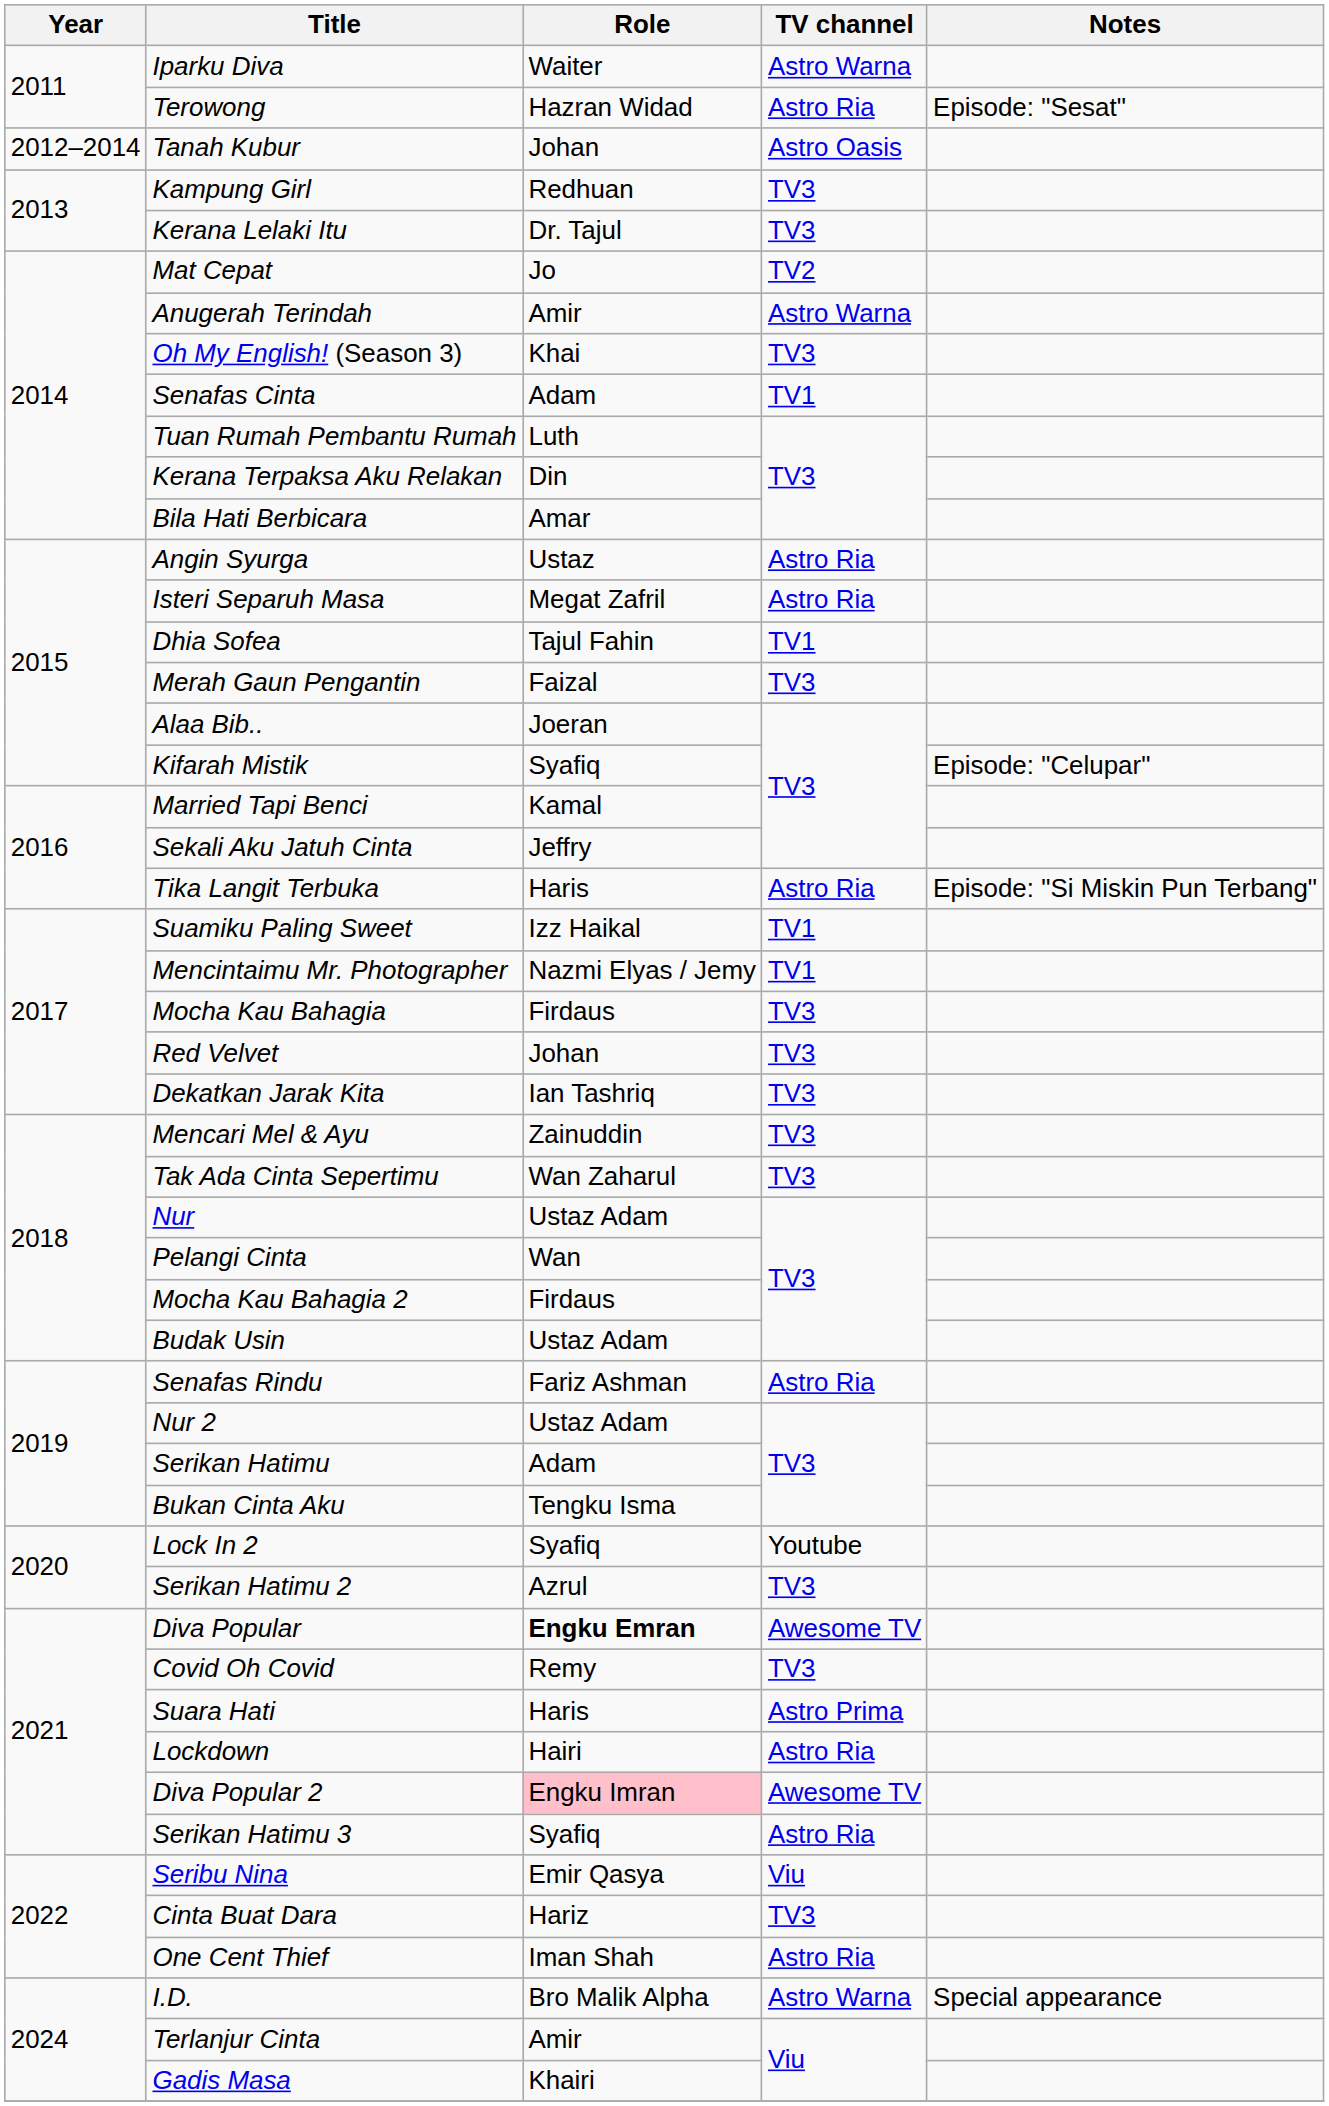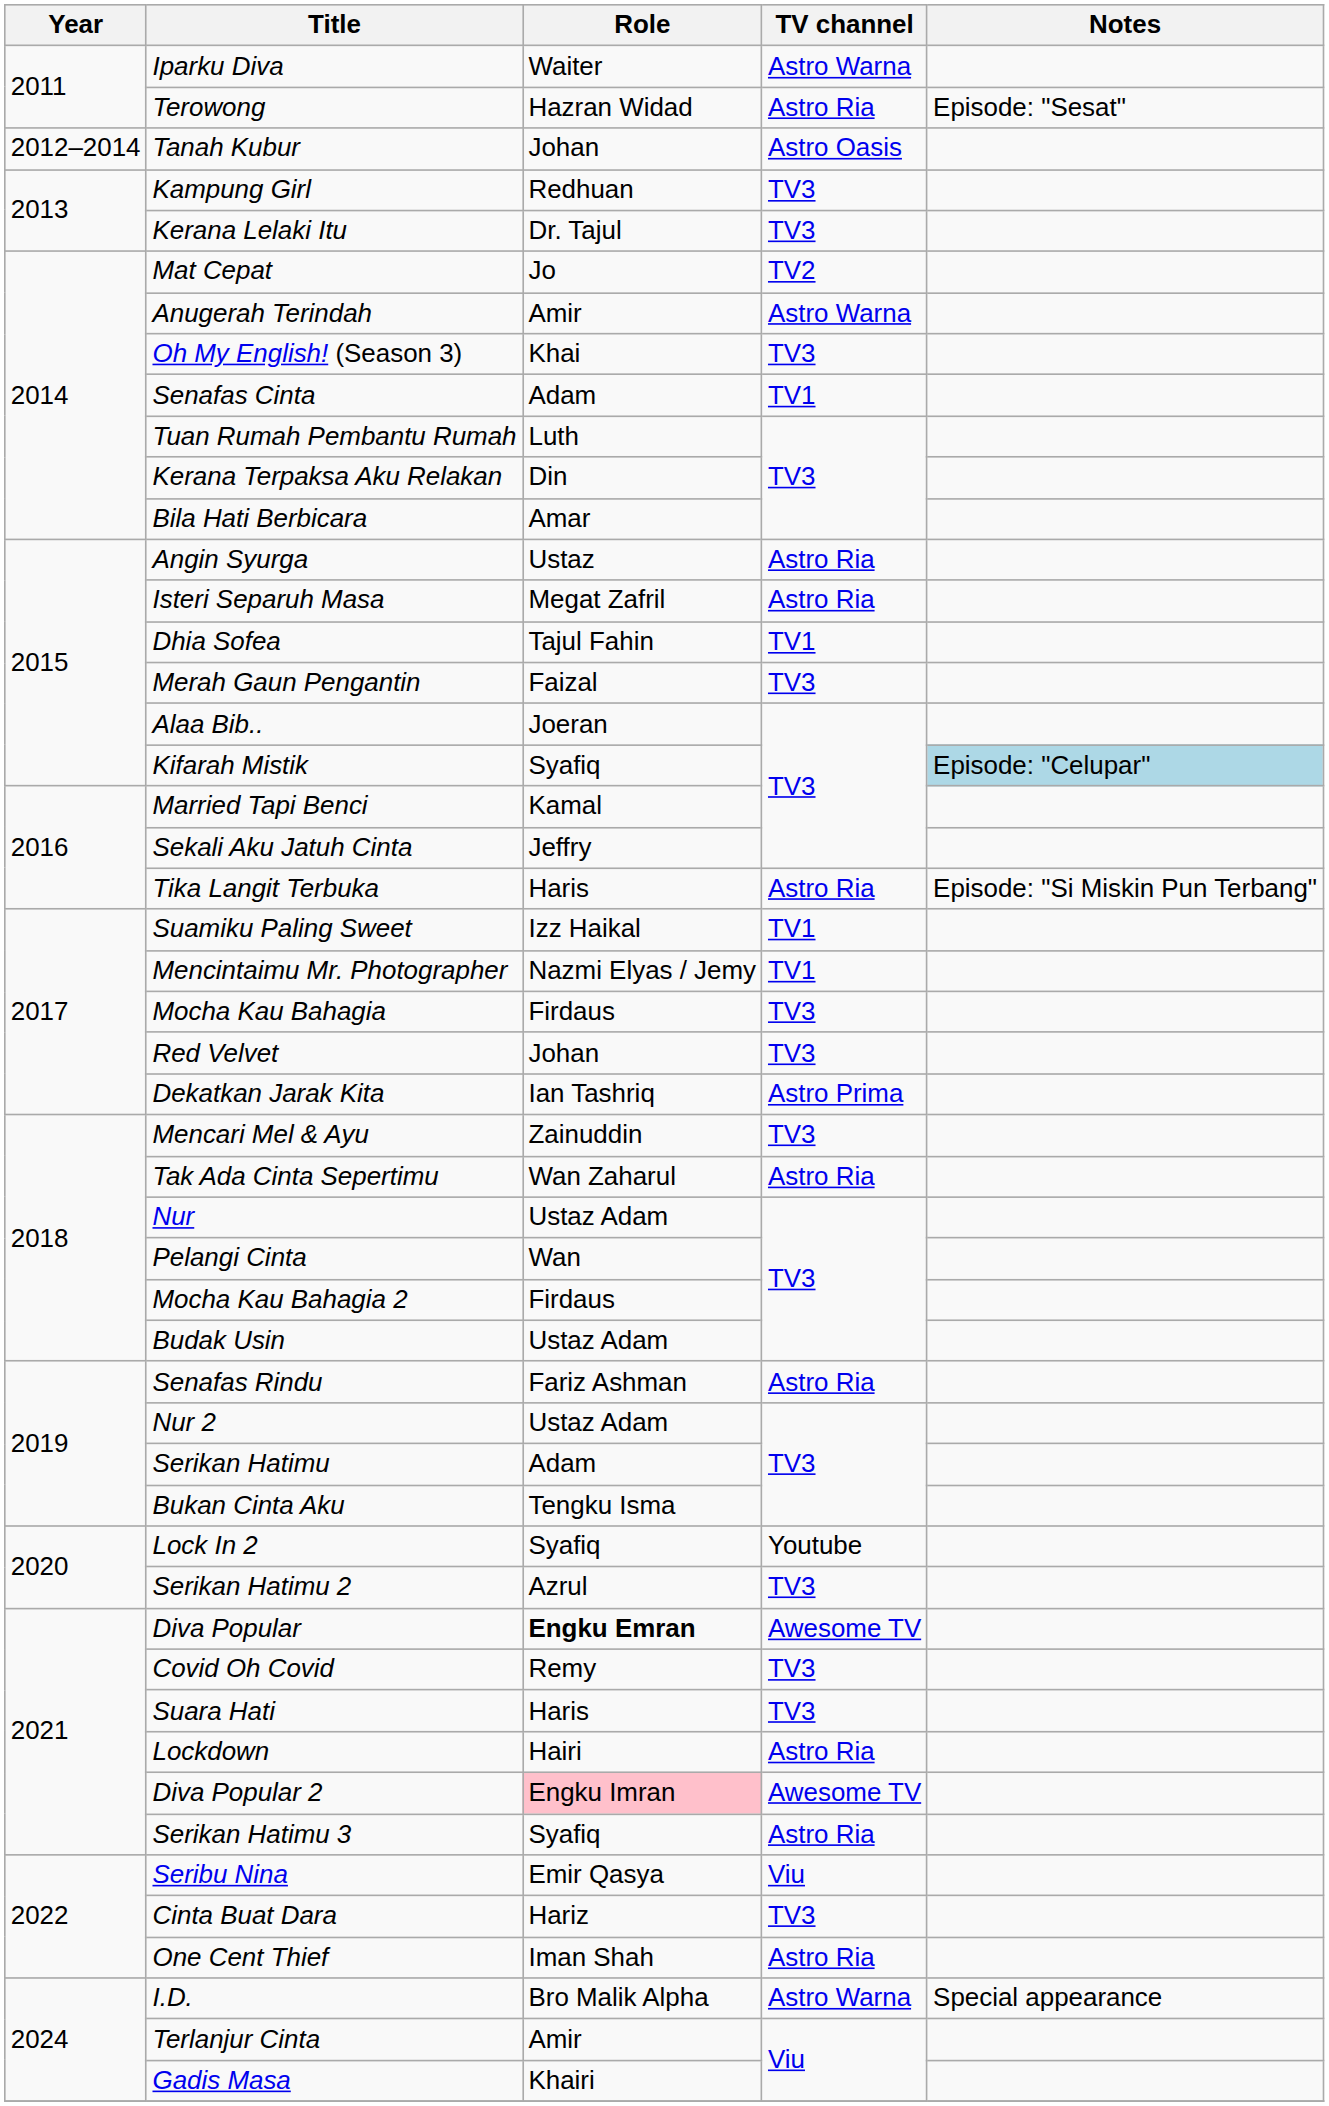(1042, 764) no background -> (1042, 764) lightblue background
(792, 1093) TV3 -> (836, 1093) Astro Prima
(792, 1176) TV3 -> (821, 1176) Astro Ria
(836, 1710) Astro Prima -> (792, 1710) TV3
